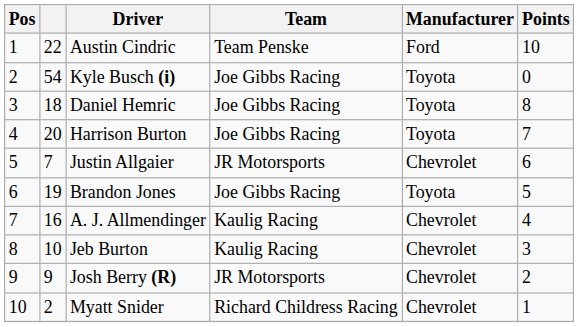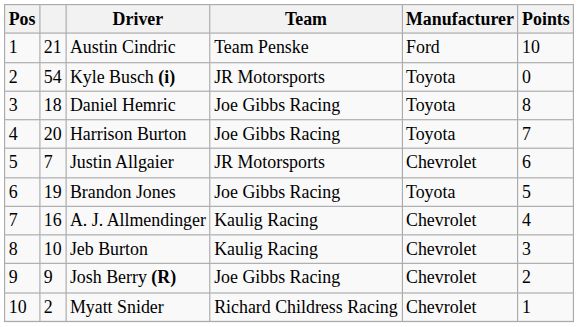(53, 47) 22 -> (53, 47) 21
(277, 76) Joe Gibbs Racing -> (269, 76) JR Motorsports
(269, 277) JR Motorsports -> (277, 277) Joe Gibbs Racing
